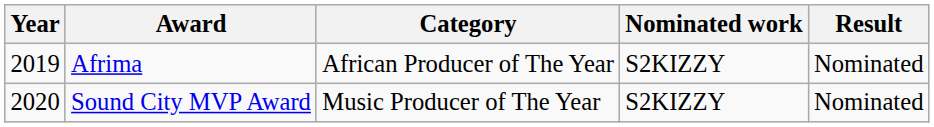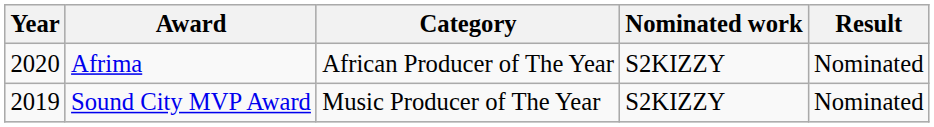(35, 63) 2019 -> (35, 63) 2020
(35, 102) 2020 -> (35, 102) 2019
